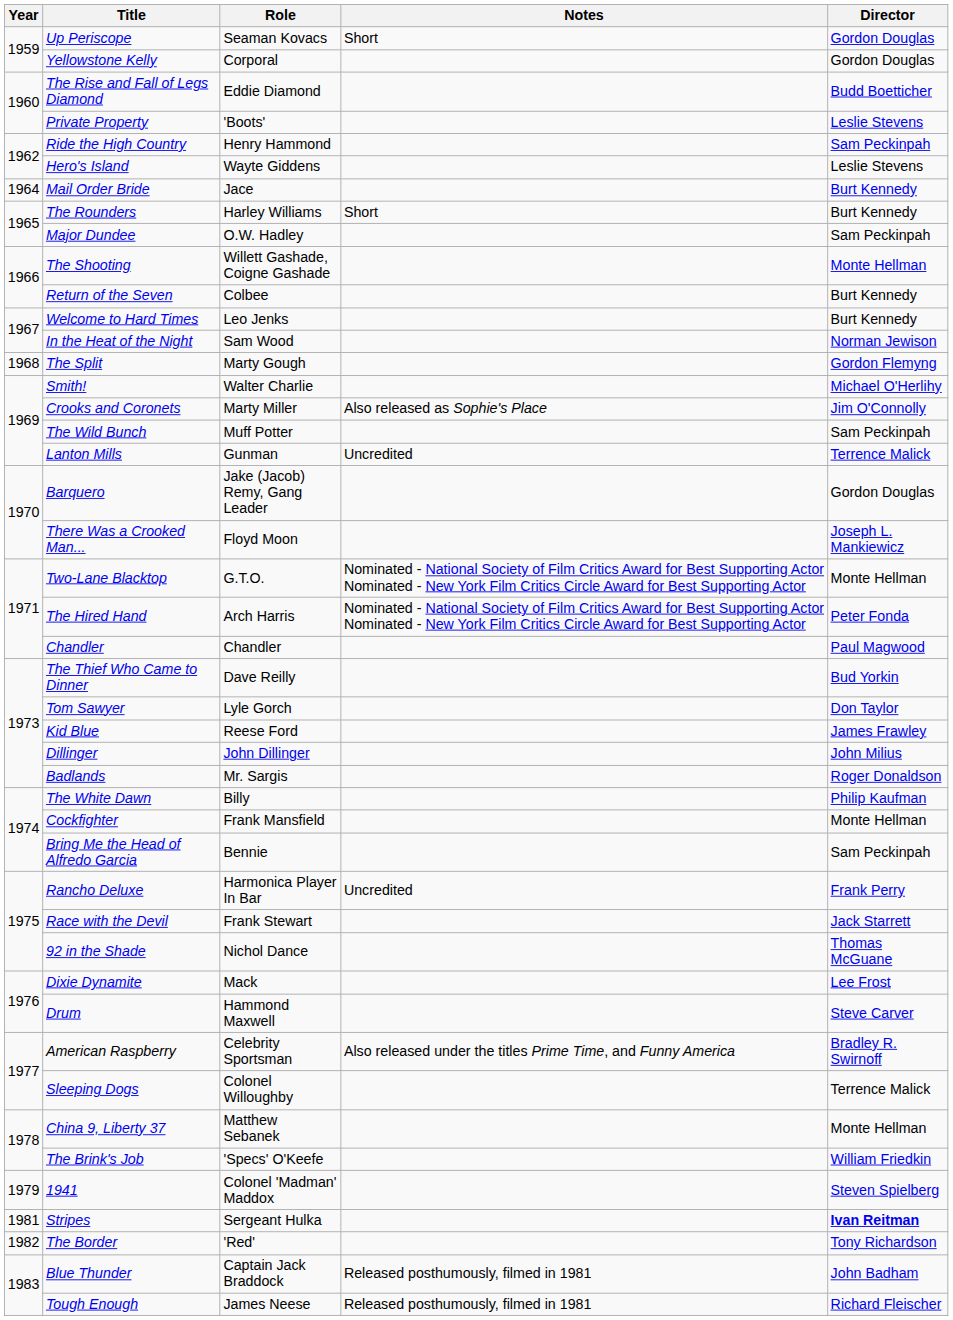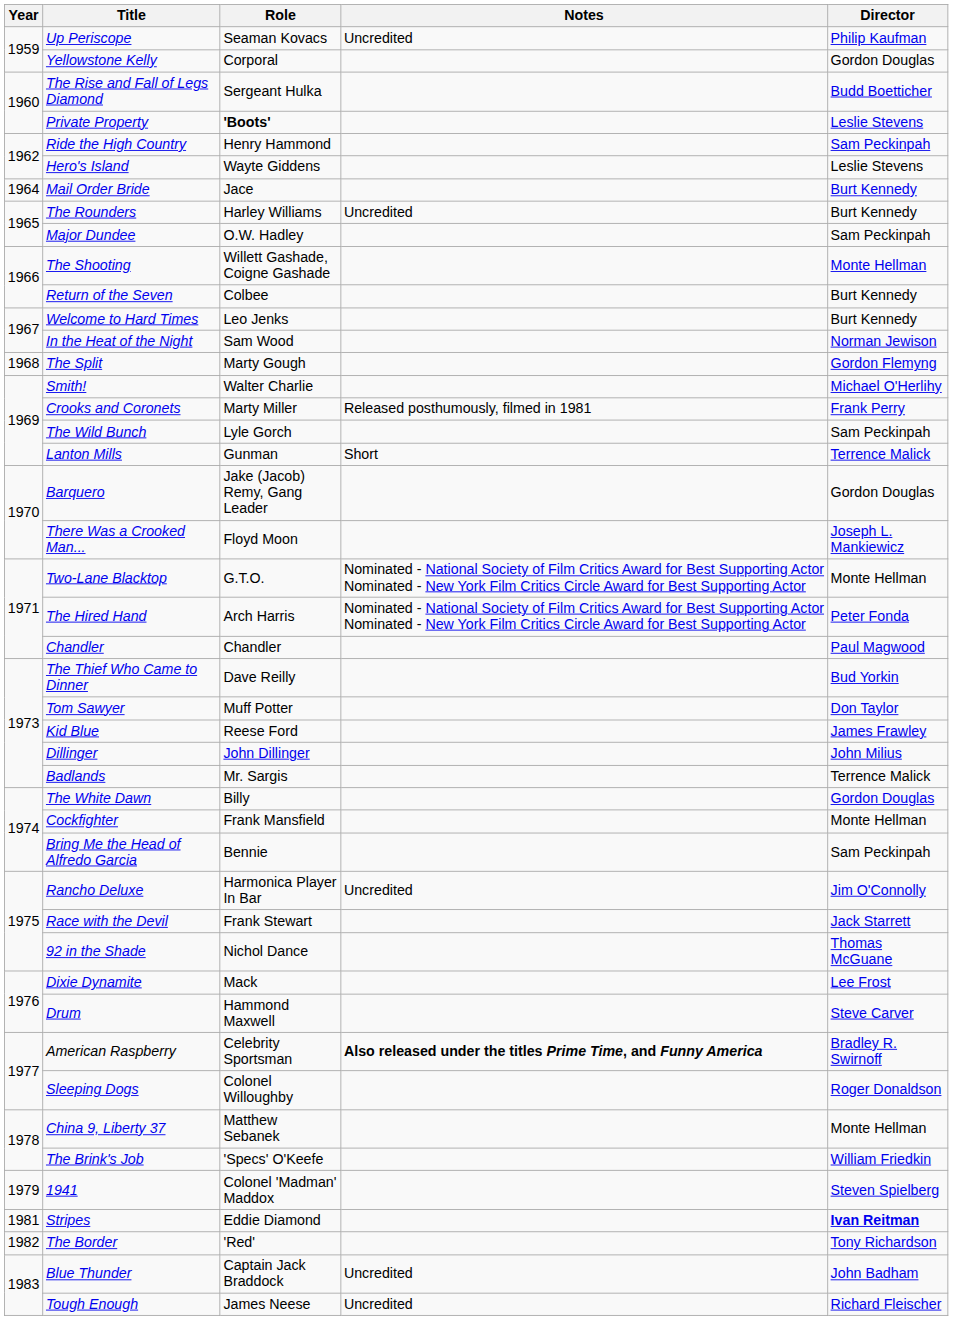(361, 38) Short -> (378, 38) Uncredited
(882, 38) Gordon Douglas -> (878, 38) Philip Kaufman
(272, 91) Eddie Diamond -> (272, 91) Sergeant Hulka
(244, 122) normal -> (247, 122) bold
(361, 212) Short -> (378, 212) Uncredited
(445, 409) Also released as Sophie's Place -> (468, 409) Released posthumously, filmed in 1981
(878, 409) Jim O'Connolly -> (868, 409) Frank Perry
(258, 431) Muff Potter -> (258, 431) Lyle Gorch
(378, 454) Uncredited -> (361, 454) Short
(258, 708) Lyle Gorch -> (258, 708) Muff Potter
(886, 776) Roger Donaldson -> (880, 776) Terrence Malick
(878, 798) Philip Kaufman -> (882, 798) Gordon Douglas
(868, 890) Frank Perry -> (878, 890) Jim O'Connolly
(539, 1051) normal -> (553, 1051) bold
(880, 1090) Terrence Malick -> (886, 1090) Roger Donaldson
(272, 1220) Sergeant Hulka -> (272, 1220) Eddie Diamond
(468, 1273) Released posthumously, filmed in 1981 -> (378, 1273) Uncredited
(468, 1304) Released posthumously, filmed in 1981 -> (378, 1304) Uncredited
